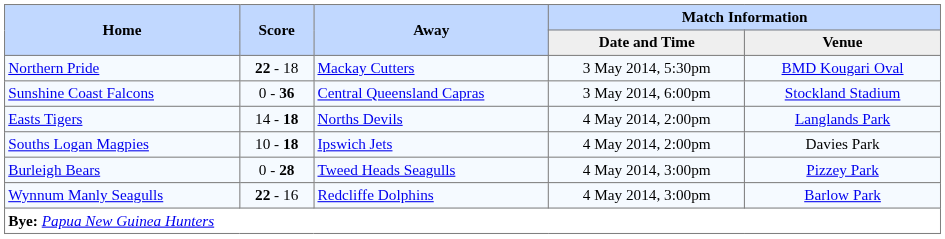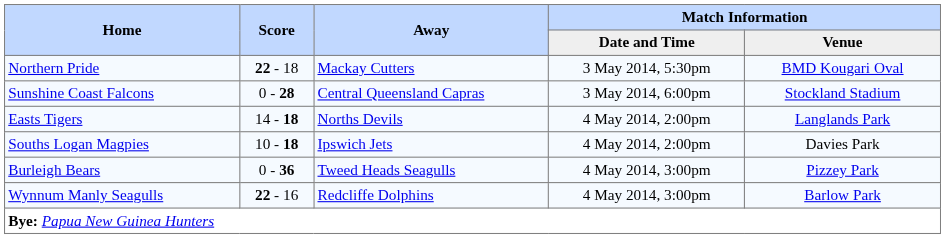(277, 93) 0 - 36 -> (277, 93) 0 - 28
(277, 169) 0 - 28 -> (277, 169) 0 - 36
